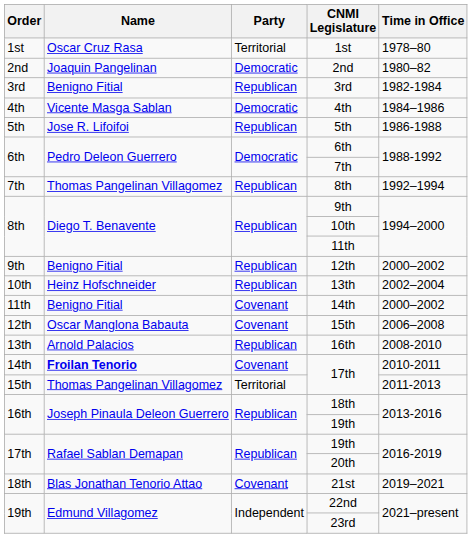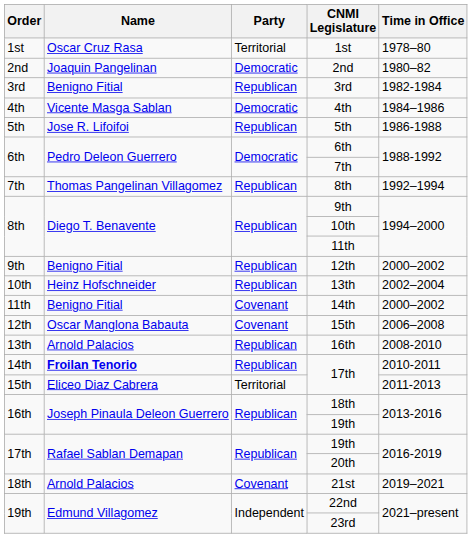(261, 364) Covenant -> (266, 364) Republican
(135, 384) Thomas Pangelinan Villagomez -> (102, 384) Eliceo Diaz Cabrera
(125, 483) Blas Jonathan Tenorio Attao -> (90, 483) Arnold Palacios
